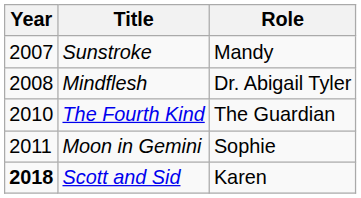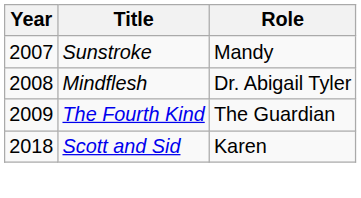(31, 114) 2010 -> (31, 114) 2009
- row: (132, 146)
(31, 177) bold -> (31, 146) normal
